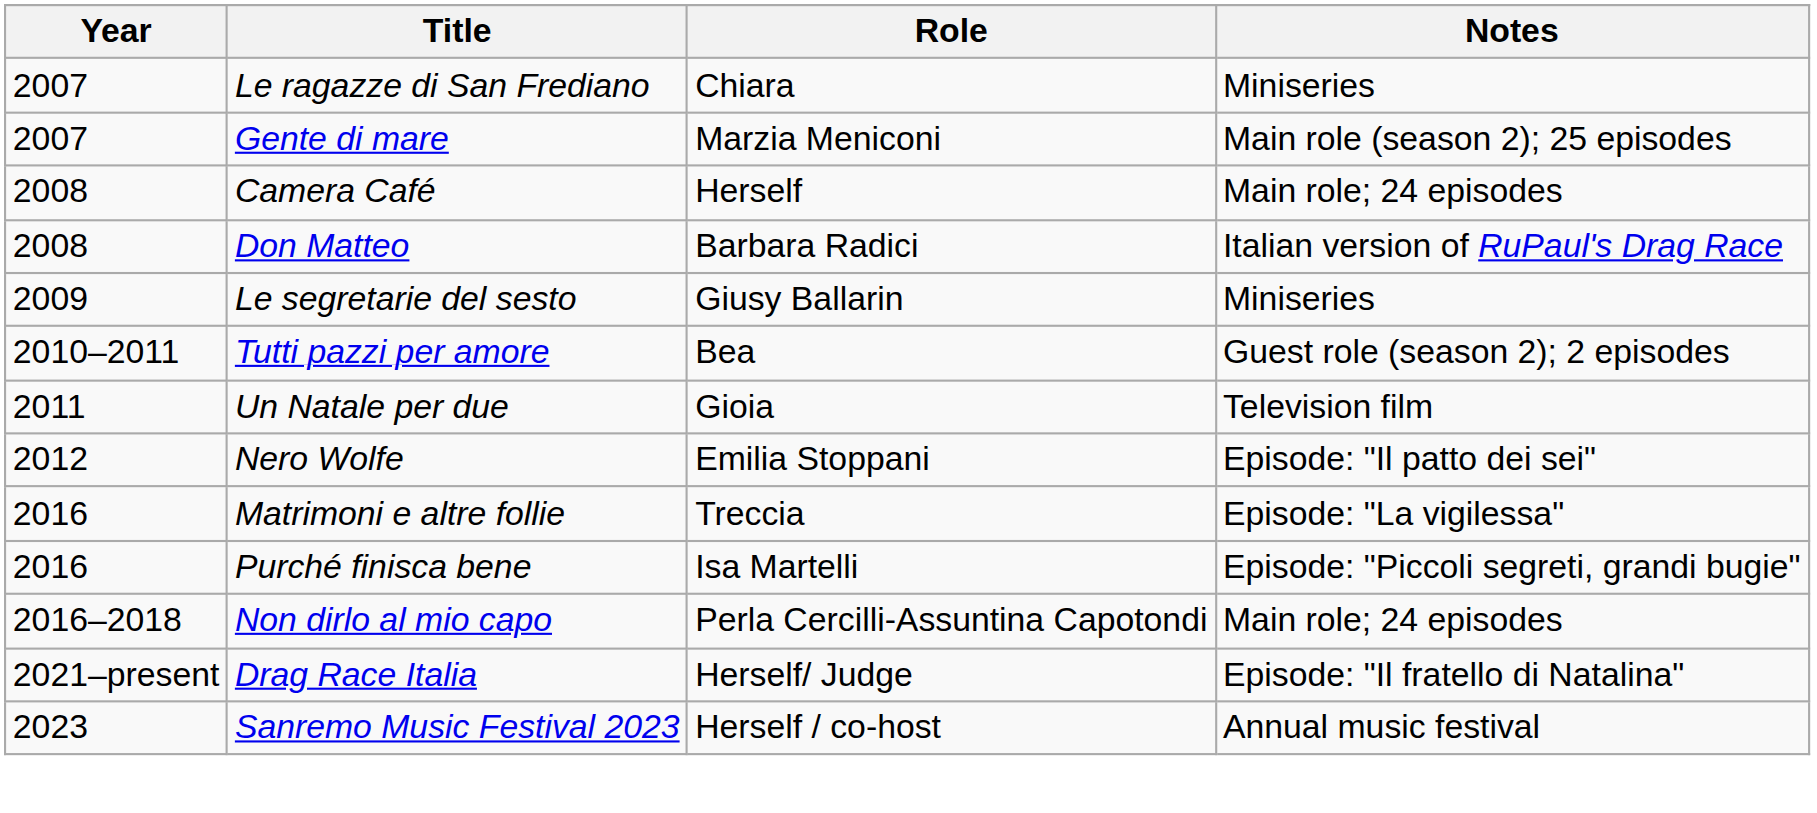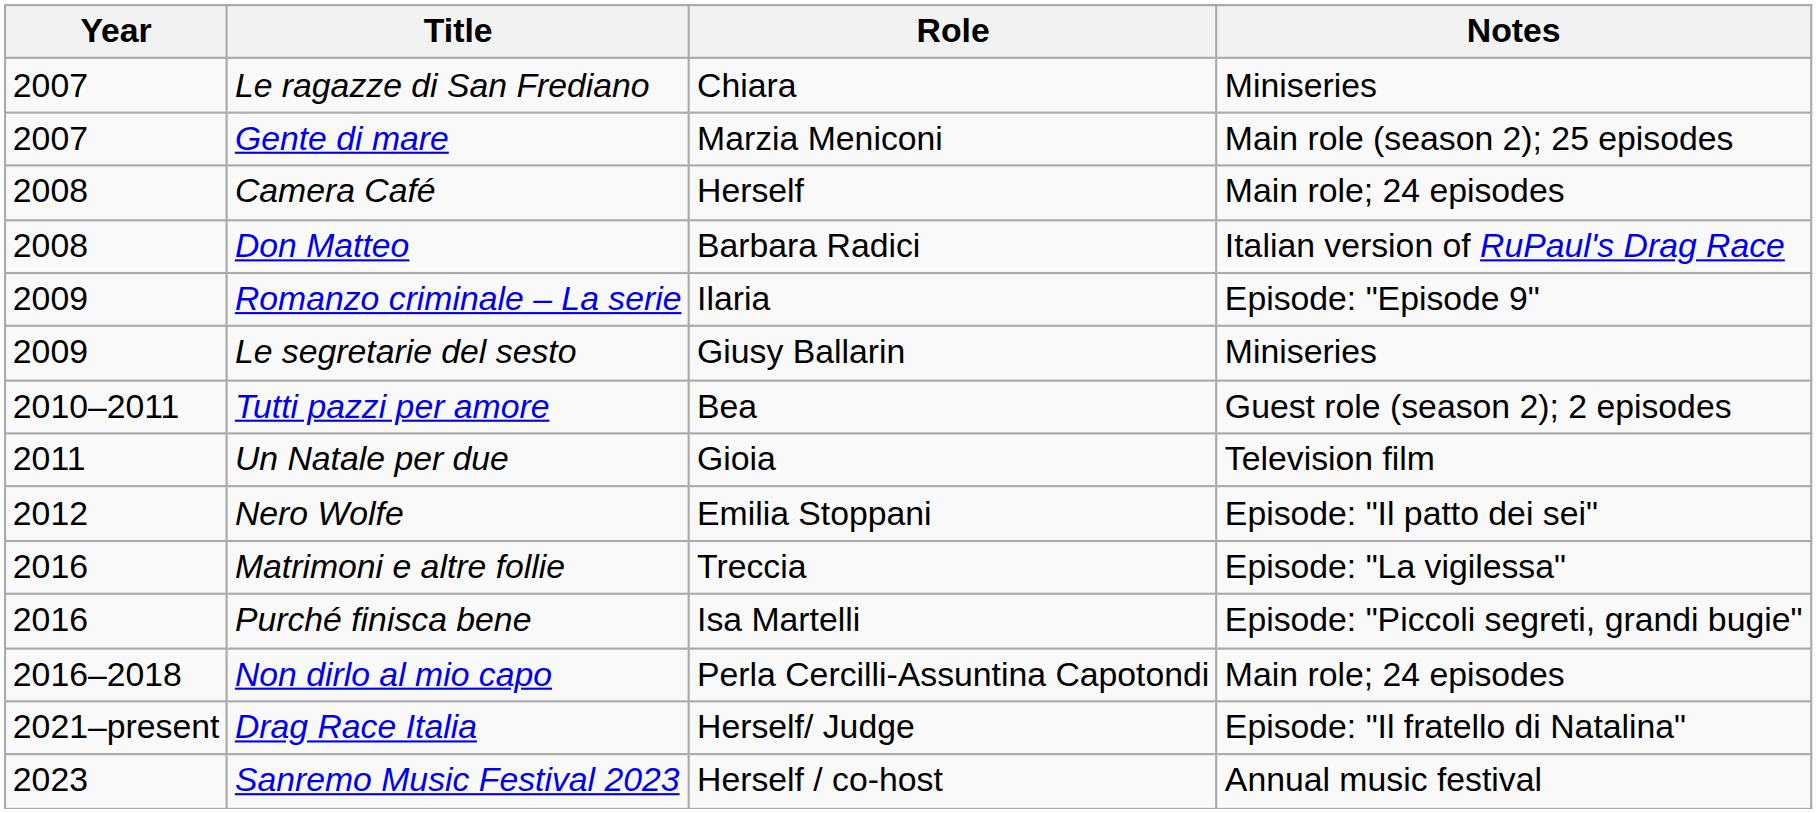+ row: (458, 298)
